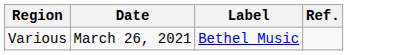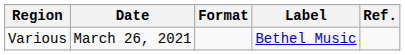+ column: (223, 16)
